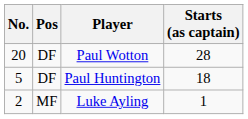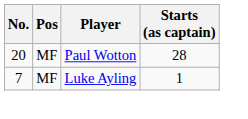(47, 55) DF -> (47, 55) MF
- row: (112, 78)
(19, 101) 2 -> (19, 78) 7
